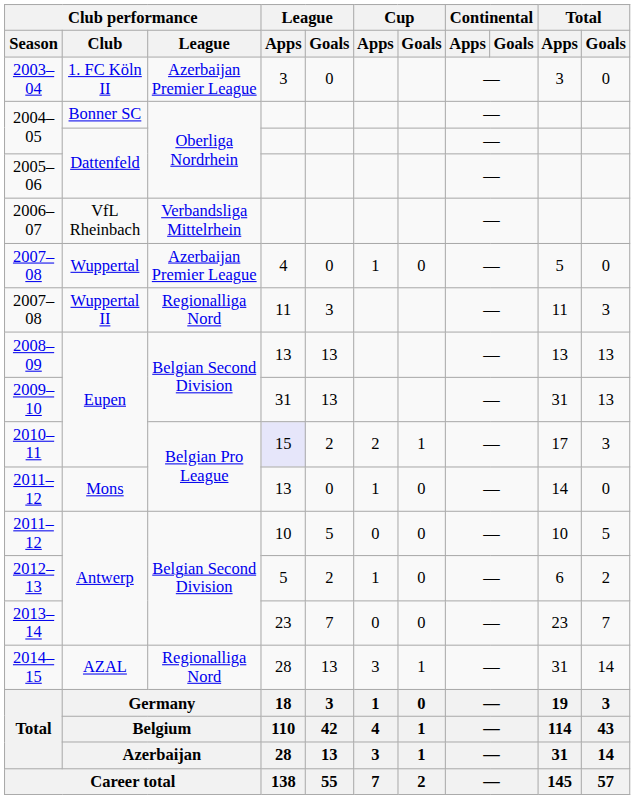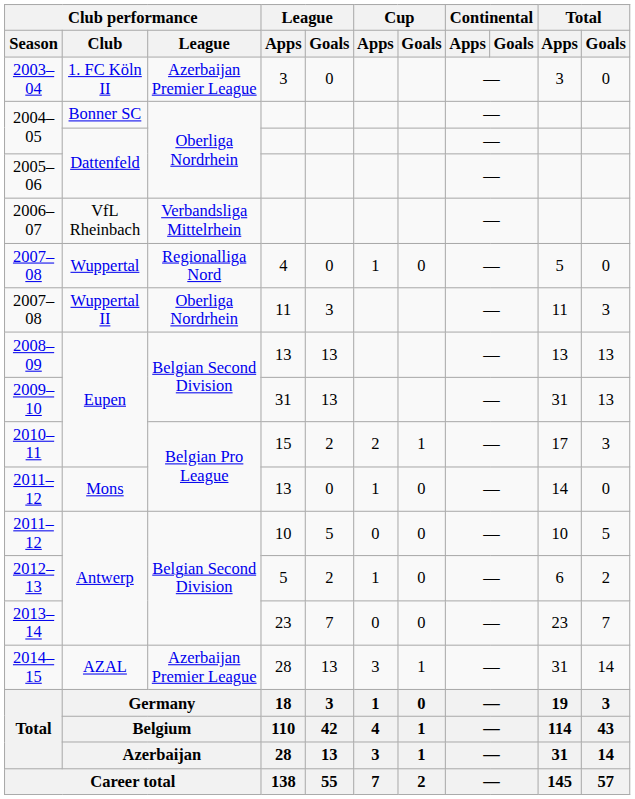(204, 265) Azerbaijan Premier League -> (204, 265) Regionalliga Nord
(204, 310) Regionalliga Nord -> (204, 310) Oberliga Nordrhein
(283, 444) lavender background -> (283, 444) no background
(204, 667) Regionalliga Nord -> (204, 667) Azerbaijan Premier League
